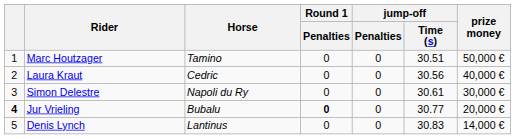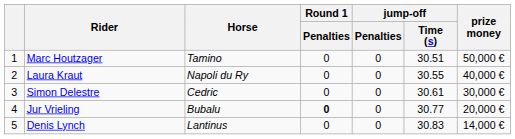(202, 76) Cedric -> (218, 76) Napoli du Ry
(431, 76) 30.56 -> (431, 76) 30.55
(218, 92) Napoli du Ry -> (202, 92) Cedric
(14, 109) bold -> (14, 109) normal
